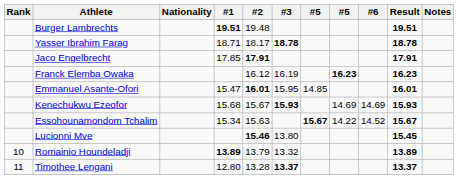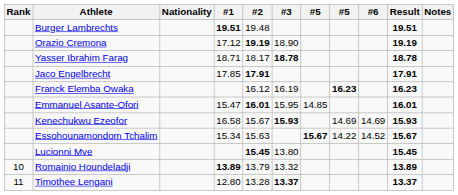+ row: (71, 43)
(228, 105) 15.68 -> (228, 120) 16.58
(257, 136) 15.46 -> (257, 151) 15.45
